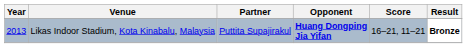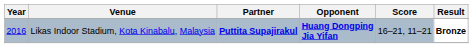(16, 31) 2013 -> (16, 31) 2016
(255, 31) normal -> (258, 31) bold
